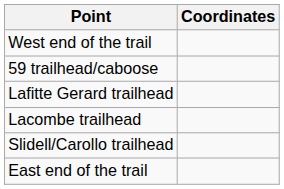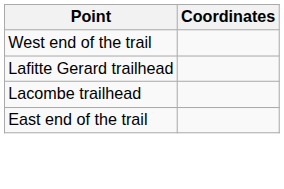- row: (83, 68)
- row: (91, 145)
